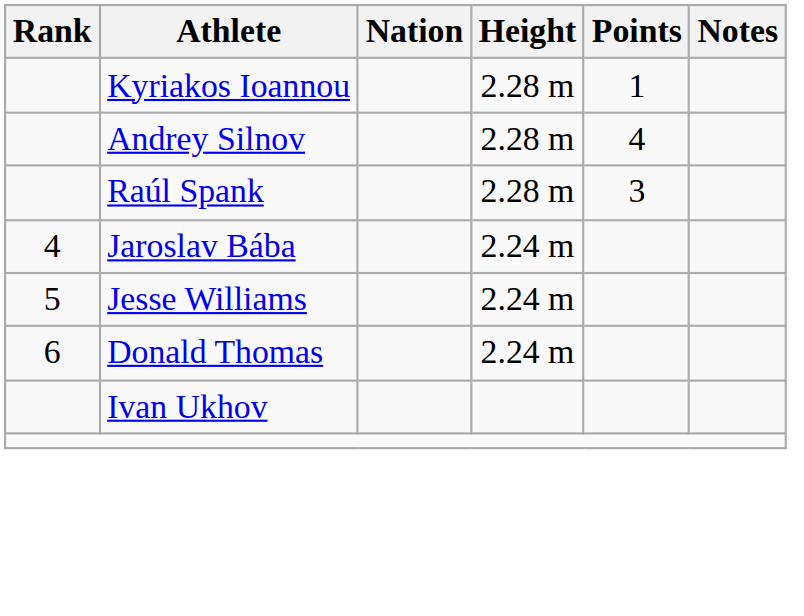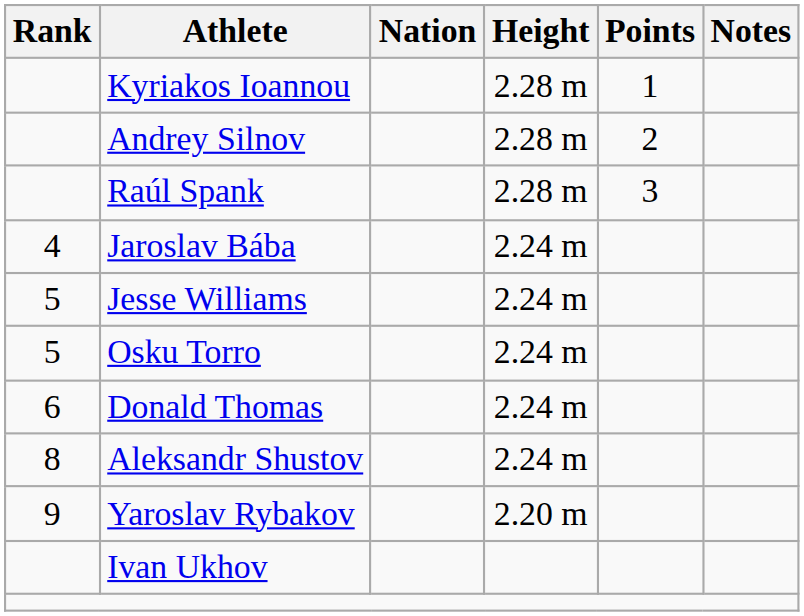(637, 138) 4 -> (650, 138) 2
+ row: (184, 352)
+ row: (235, 459)
+ row: (231, 513)
